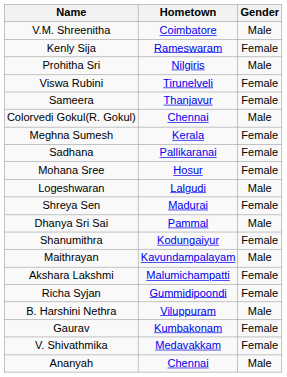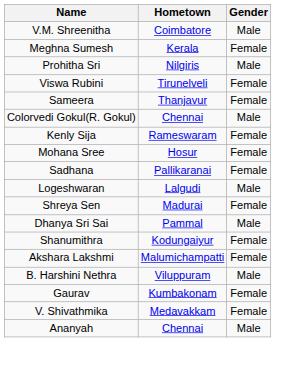rows swapped: (71, 48) <-> (71, 135)
rows swapped: (71, 170) <-> (71, 153)
- row: (71, 258)
- row: (71, 293)
